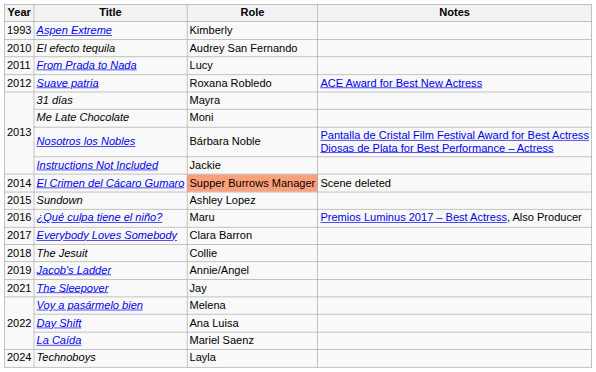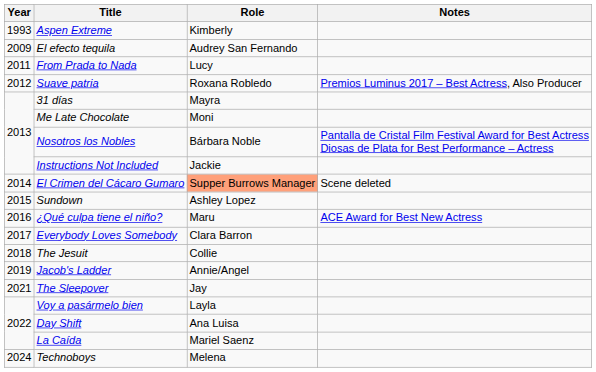(19, 48) 2010 -> (19, 48) 2009
(401, 83) ACE Award for Best New Actress -> (451, 83) Premios Luminus 2017 – Best Actress, Also Producer
(451, 218) Premios Luminus 2017 – Best Actress, Also Producer -> (401, 218) ACE Award for Best New Actress
(208, 305) Melena -> (203, 305) Layla
(203, 358) Layla -> (208, 358) Melena
